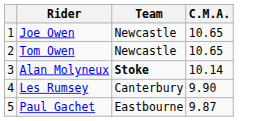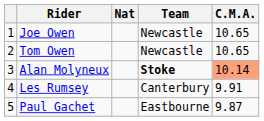+ column: (125, 14)
(206, 70) no background -> (232, 70) lightsalmon background
(203, 88) 9.90 -> (229, 88) 9.91
